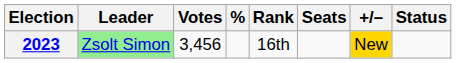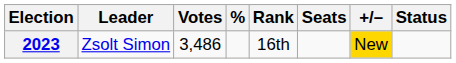(126, 44) lightgreen background -> (126, 44) no background
(200, 44) 3,456 -> (200, 44) 3,486
